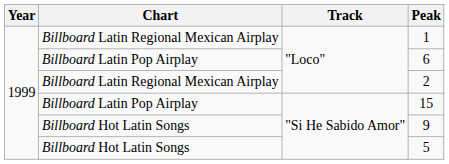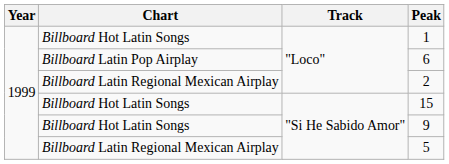(160, 37) Billboard Latin Regional Mexican Airplay -> (116, 37) Billboard Hot Latin Songs
(120, 103) Billboard Latin Pop Airplay -> (116, 103) Billboard Hot Latin Songs
(116, 147) Billboard Hot Latin Songs -> (160, 147) Billboard Latin Regional Mexican Airplay
